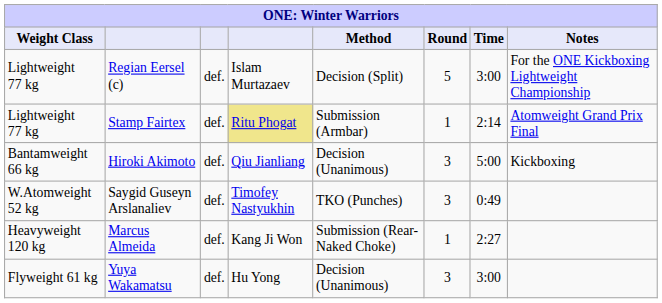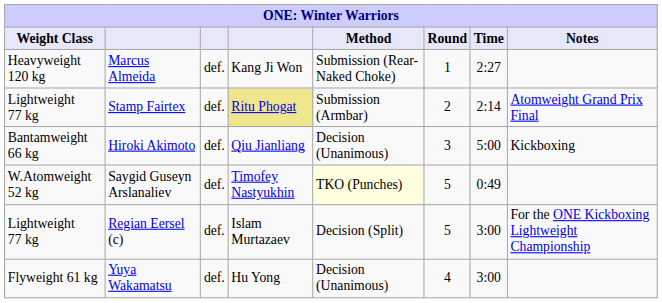rows swapped: (146, 76) <-> (132, 239)
(447, 123) 1 -> (447, 107) 2
(359, 200) no background -> (359, 184) lightyellow background
(447, 200) 3 -> (447, 184) 5
(447, 277) 3 -> (447, 277) 4
